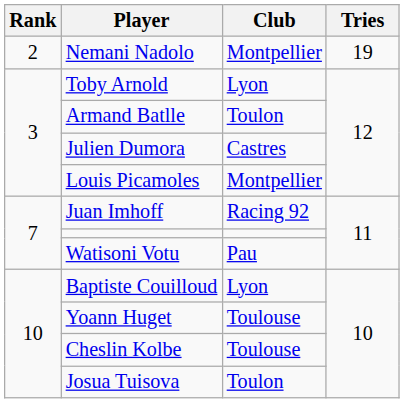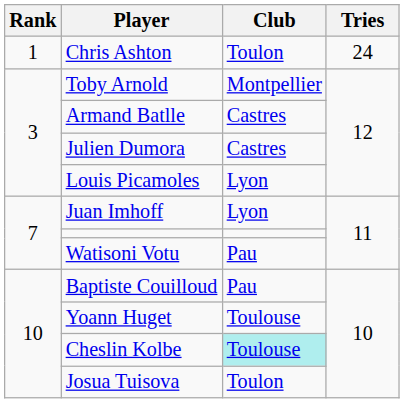+ row: (119, 52)
- row: (130, 52)
(247, 84) Lyon -> (274, 84) Montpellier
(255, 116) Toulon -> (256, 116) Castres
(274, 180) Montpellier -> (247, 180) Lyon
(268, 212) Racing 92 -> (247, 212) Lyon
(247, 285) Lyon -> (242, 285) Pau
(264, 349) no background -> (264, 349) paleturquoise background
